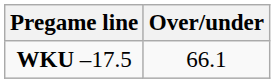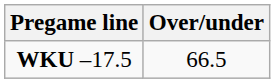(206, 59) 66.1 -> (206, 59) 66.5
